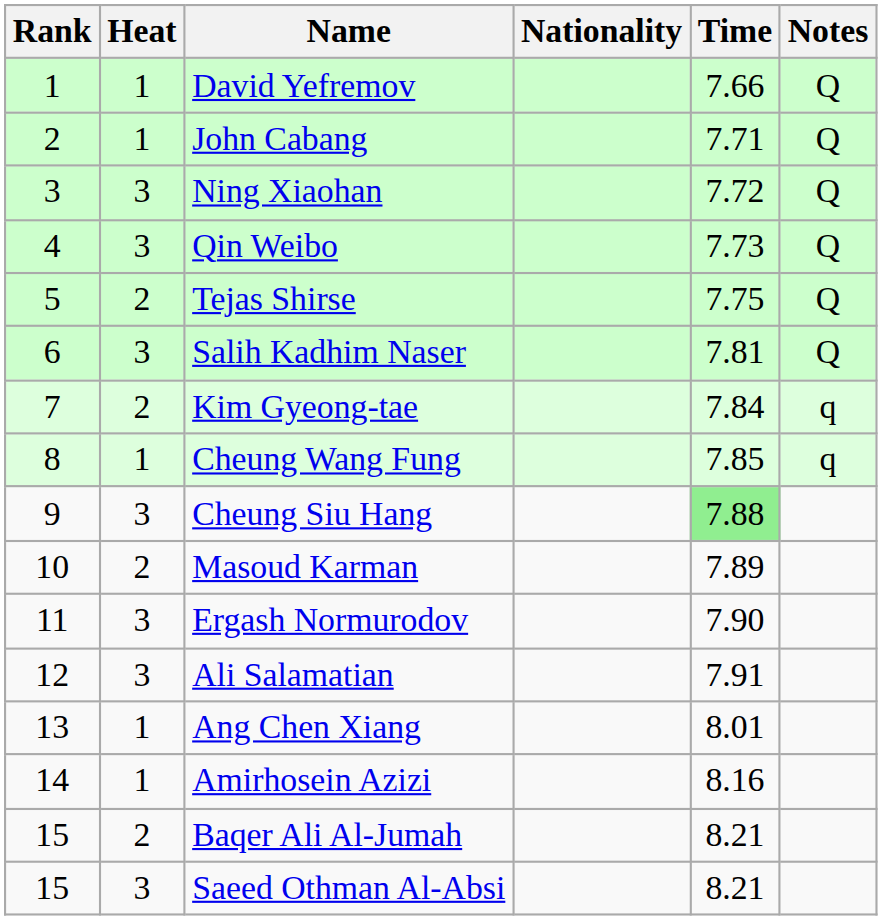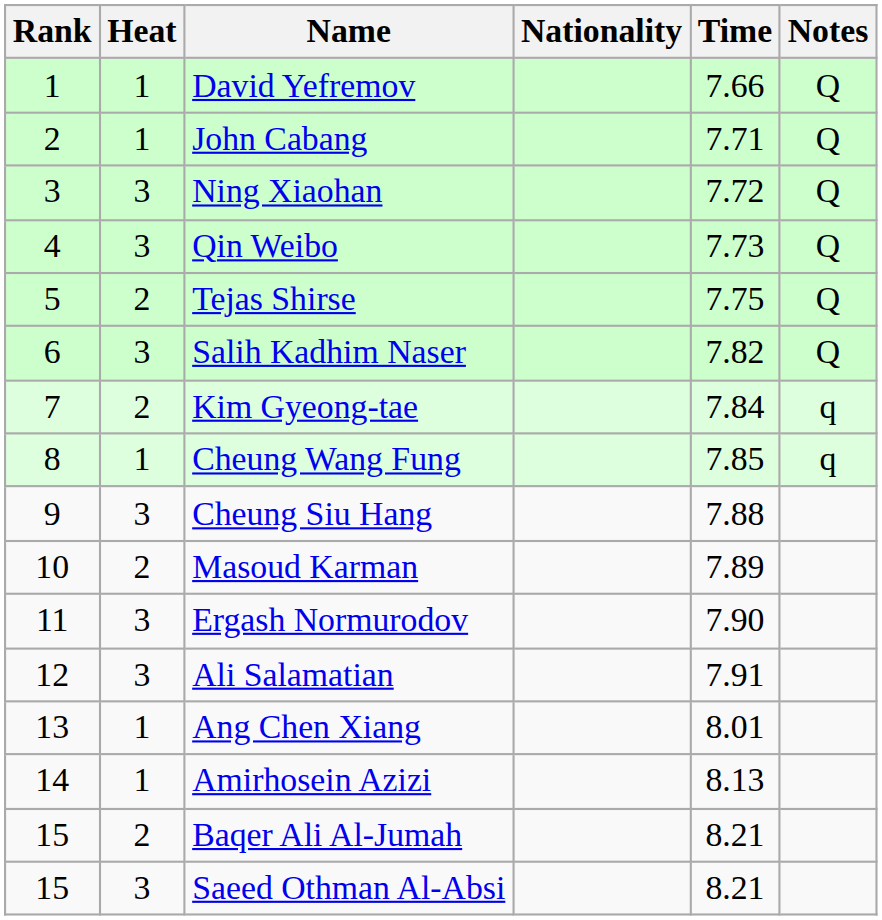(735, 352) 7.81 -> (735, 352) 7.82
(735, 513) lightgreen background -> (735, 513) no background
(735, 780) 8.16 -> (735, 780) 8.13
